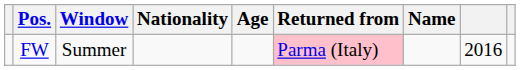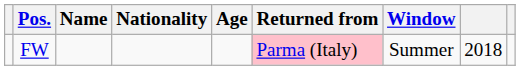columns swapped: (432, 19) <-> (94, 19)
(483, 49) 2016 -> (483, 49) 2018
